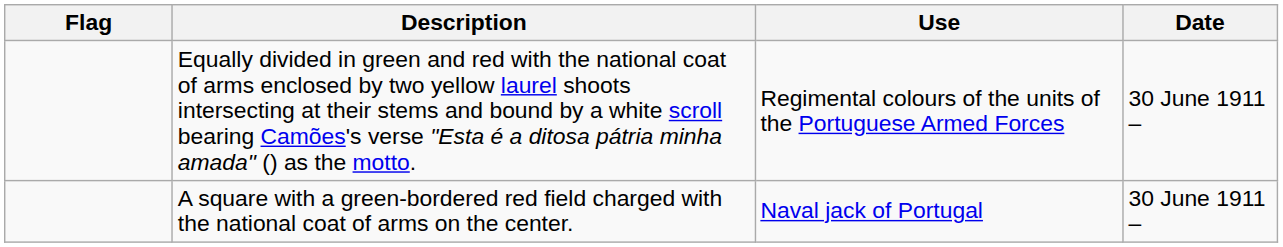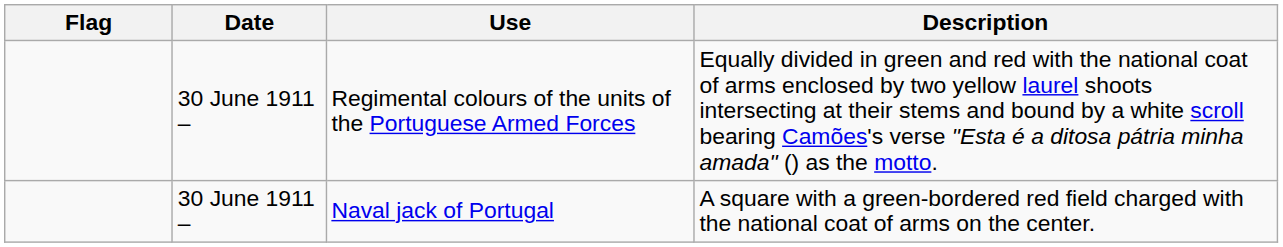columns swapped: (1200, 22) <-> (464, 22)
